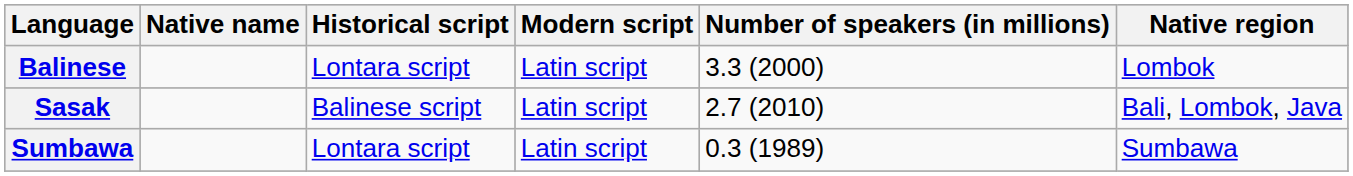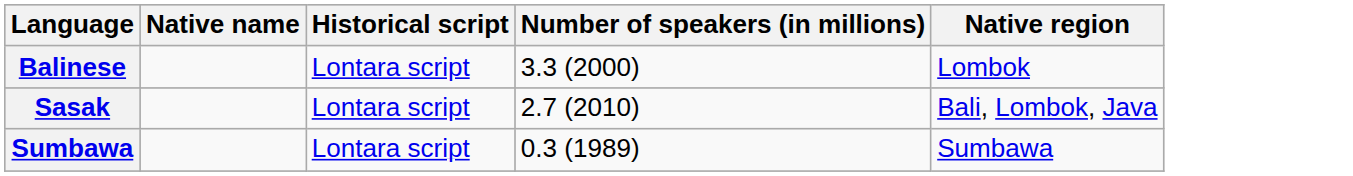- column: (607, 25)
(396, 107) Balinese script -> (391, 107) Lontara script
